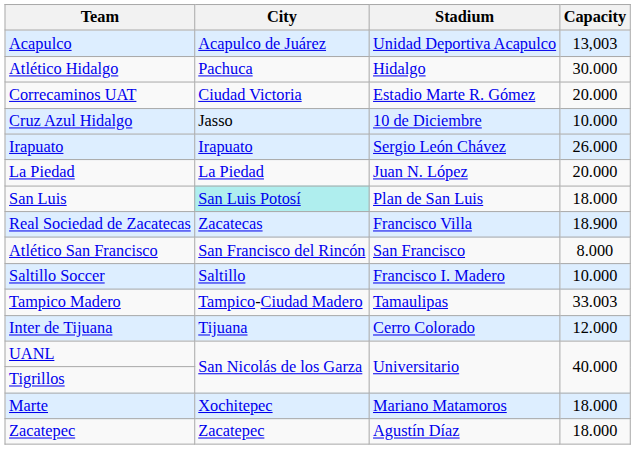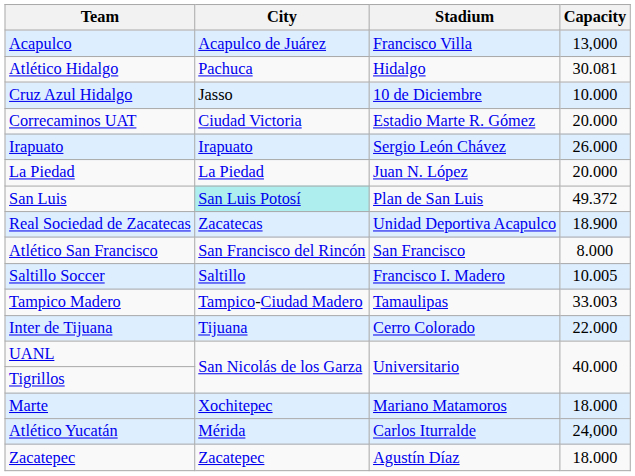(465, 43) Unidad Deportiva Acapulco -> (422, 43) Francisco Villa
(595, 43) 13,003 -> (595, 43) 13,000
(595, 69) 30.000 -> (595, 69) 30.081
rows swapped: (71, 120) <-> (73, 95)
(595, 198) 18.000 -> (595, 198) 49.372
(422, 224) Francisco Villa -> (465, 224) Unidad Deportiva Acapulco
(595, 276) 10.000 -> (595, 276) 10.005
(595, 328) 12.000 -> (595, 328) 22.000
+ row: (63, 431)
